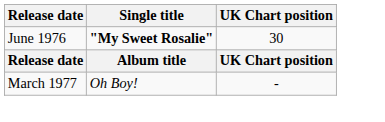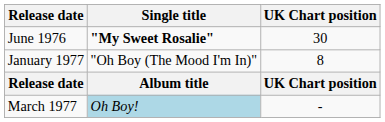+ row: (46, 60)
(114, 83) no background -> (115, 106) lightblue background
